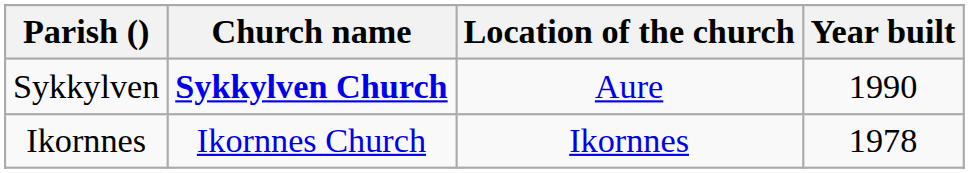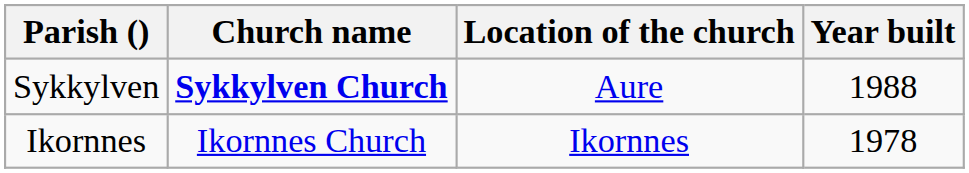(883, 85) 1990 -> (883, 85) 1988
